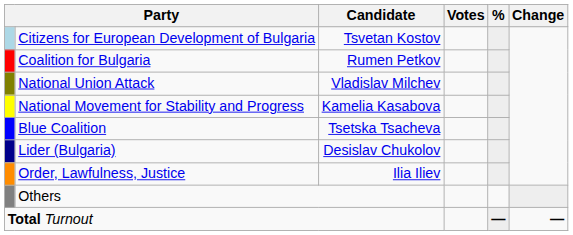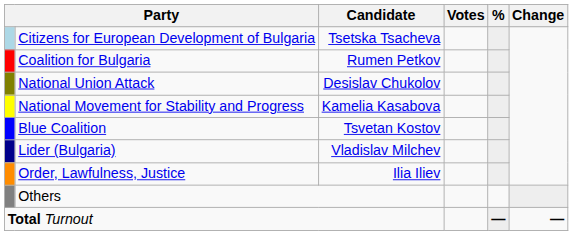(392, 38) Tsvetan Kostov -> (384, 38) Tsetska Tsacheva
(386, 83) Vladislav Milchev -> (382, 83) Desislav Chukolov
(384, 128) Tsetska Tsacheva -> (392, 128) Tsvetan Kostov
(382, 151) Desislav Chukolov -> (386, 151) Vladislav Milchev
